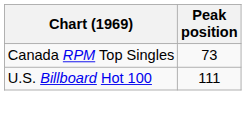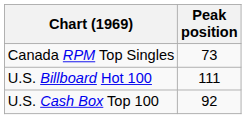+ row: (83, 101)
